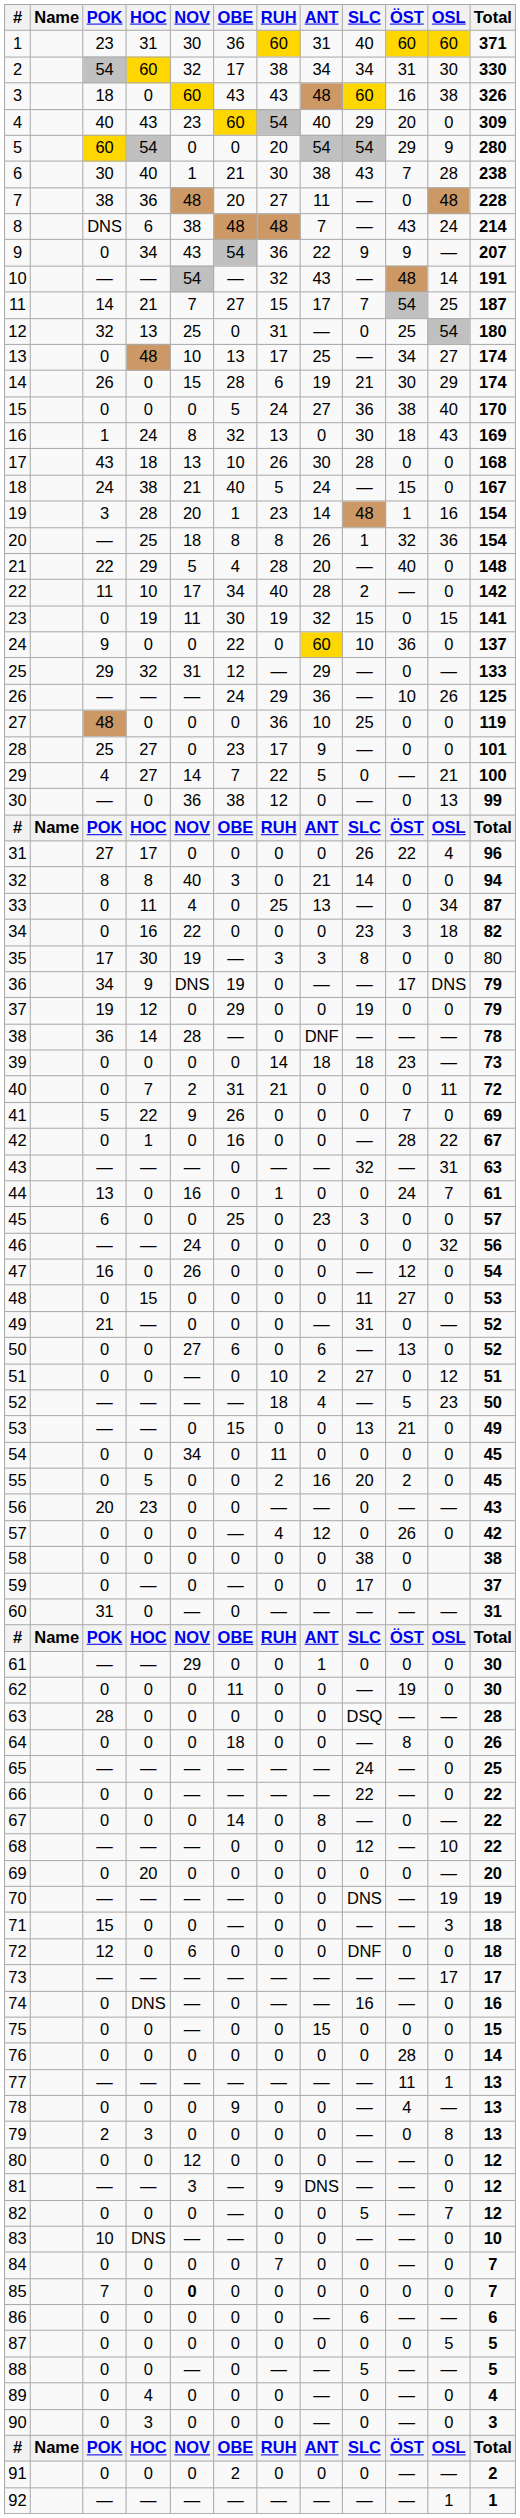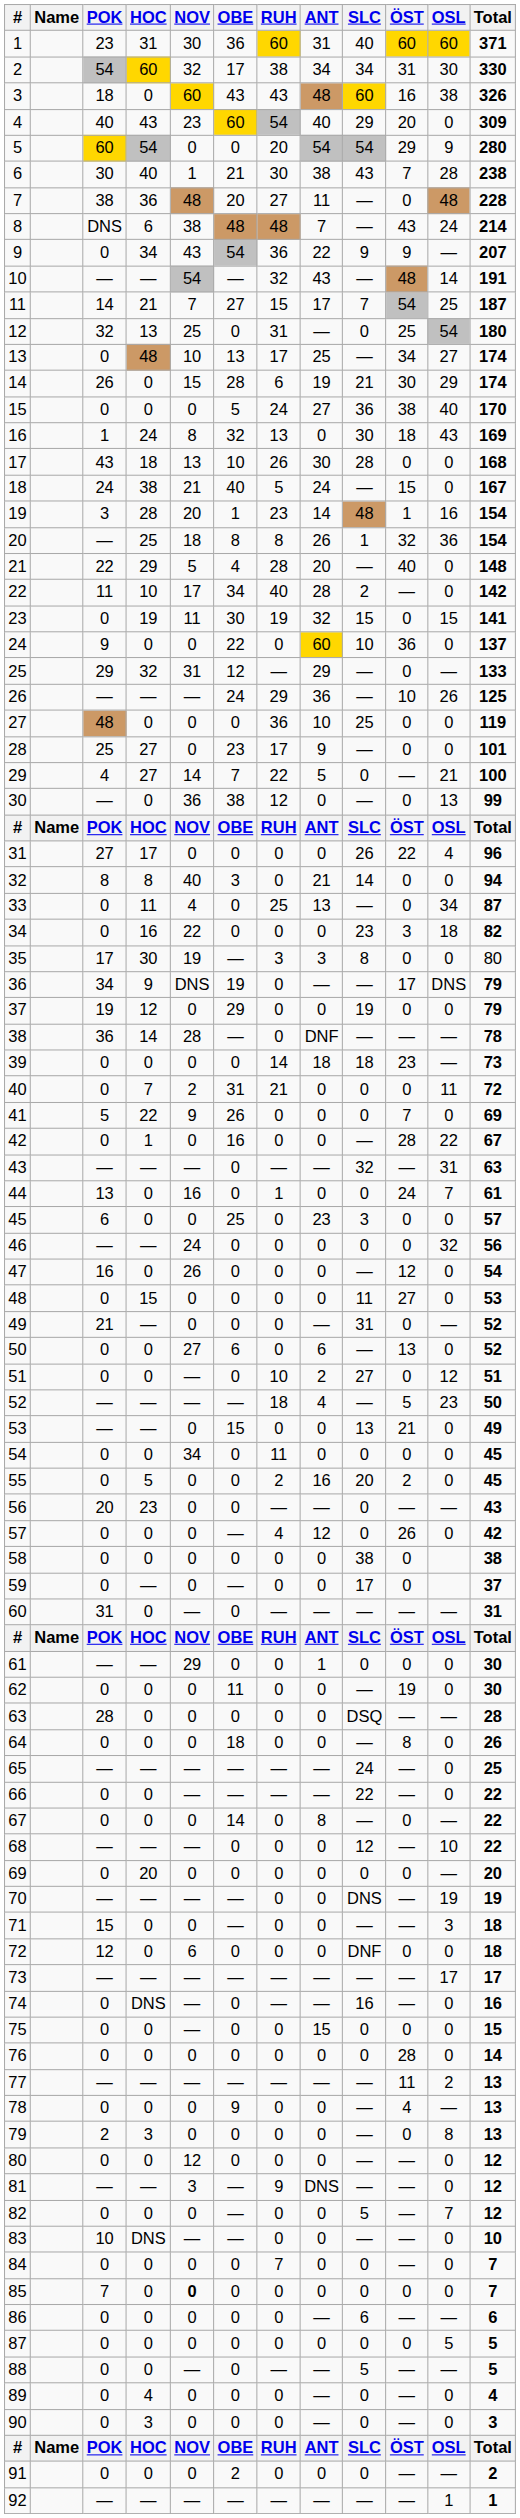(449, 2082) 1 -> (449, 2082) 2
